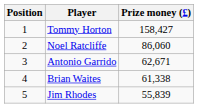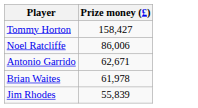- column: (25, 12)
(156, 45) 86,060 -> (115, 45) 86,006
(156, 78) 61,338 -> (115, 78) 61,978
